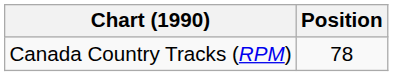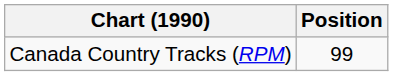(342, 53) 78 -> (342, 53) 99
